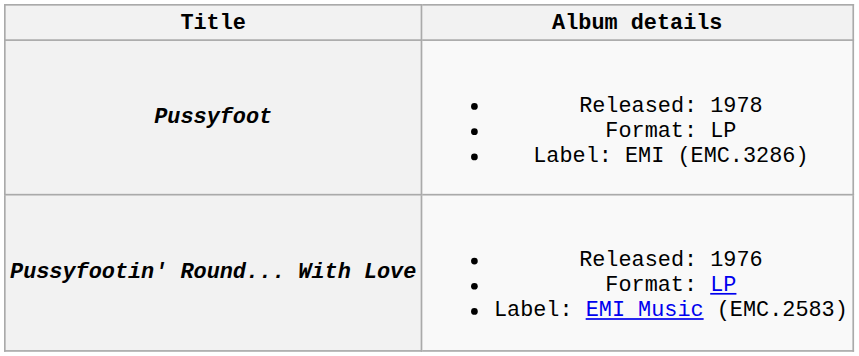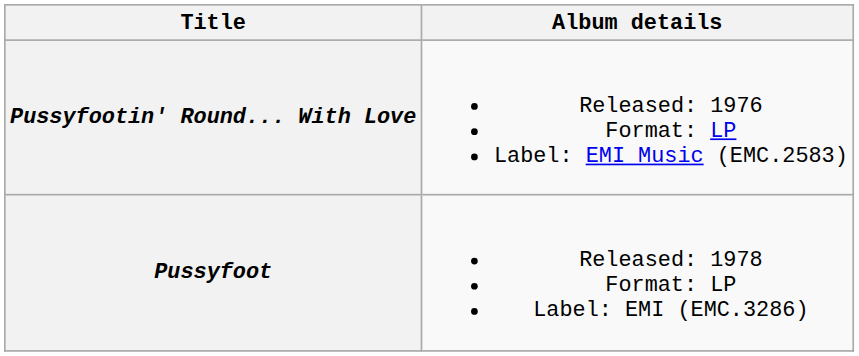rows swapped: (213, 273) <-> (213, 118)
